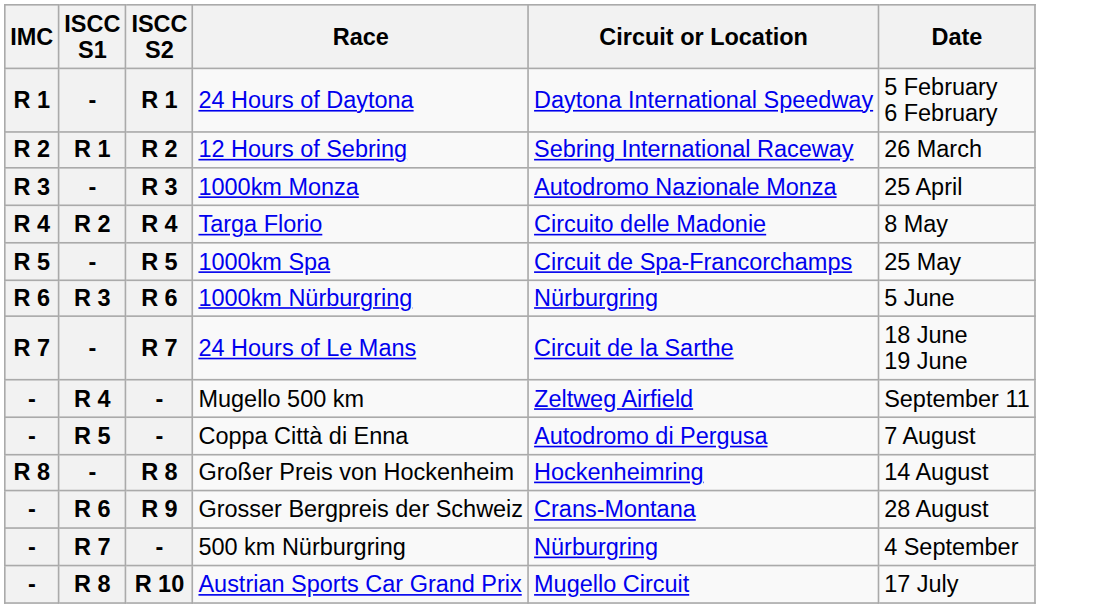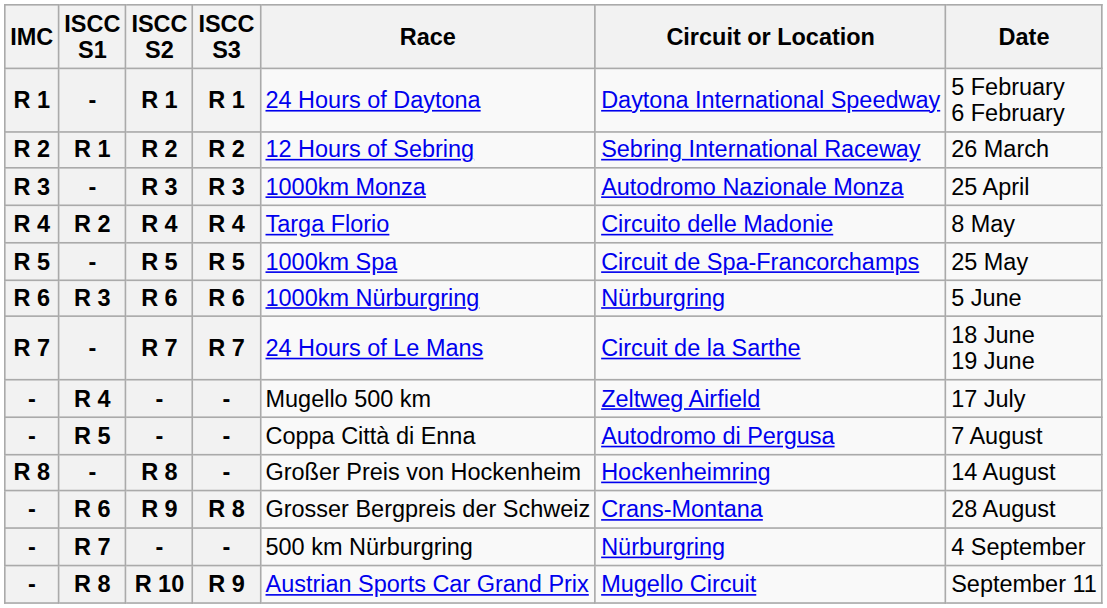+ column: (226, 37)
(957, 399) September 11 -> (988, 399) 17 July
(921, 584) 17 July -> (1024, 584) September 11
